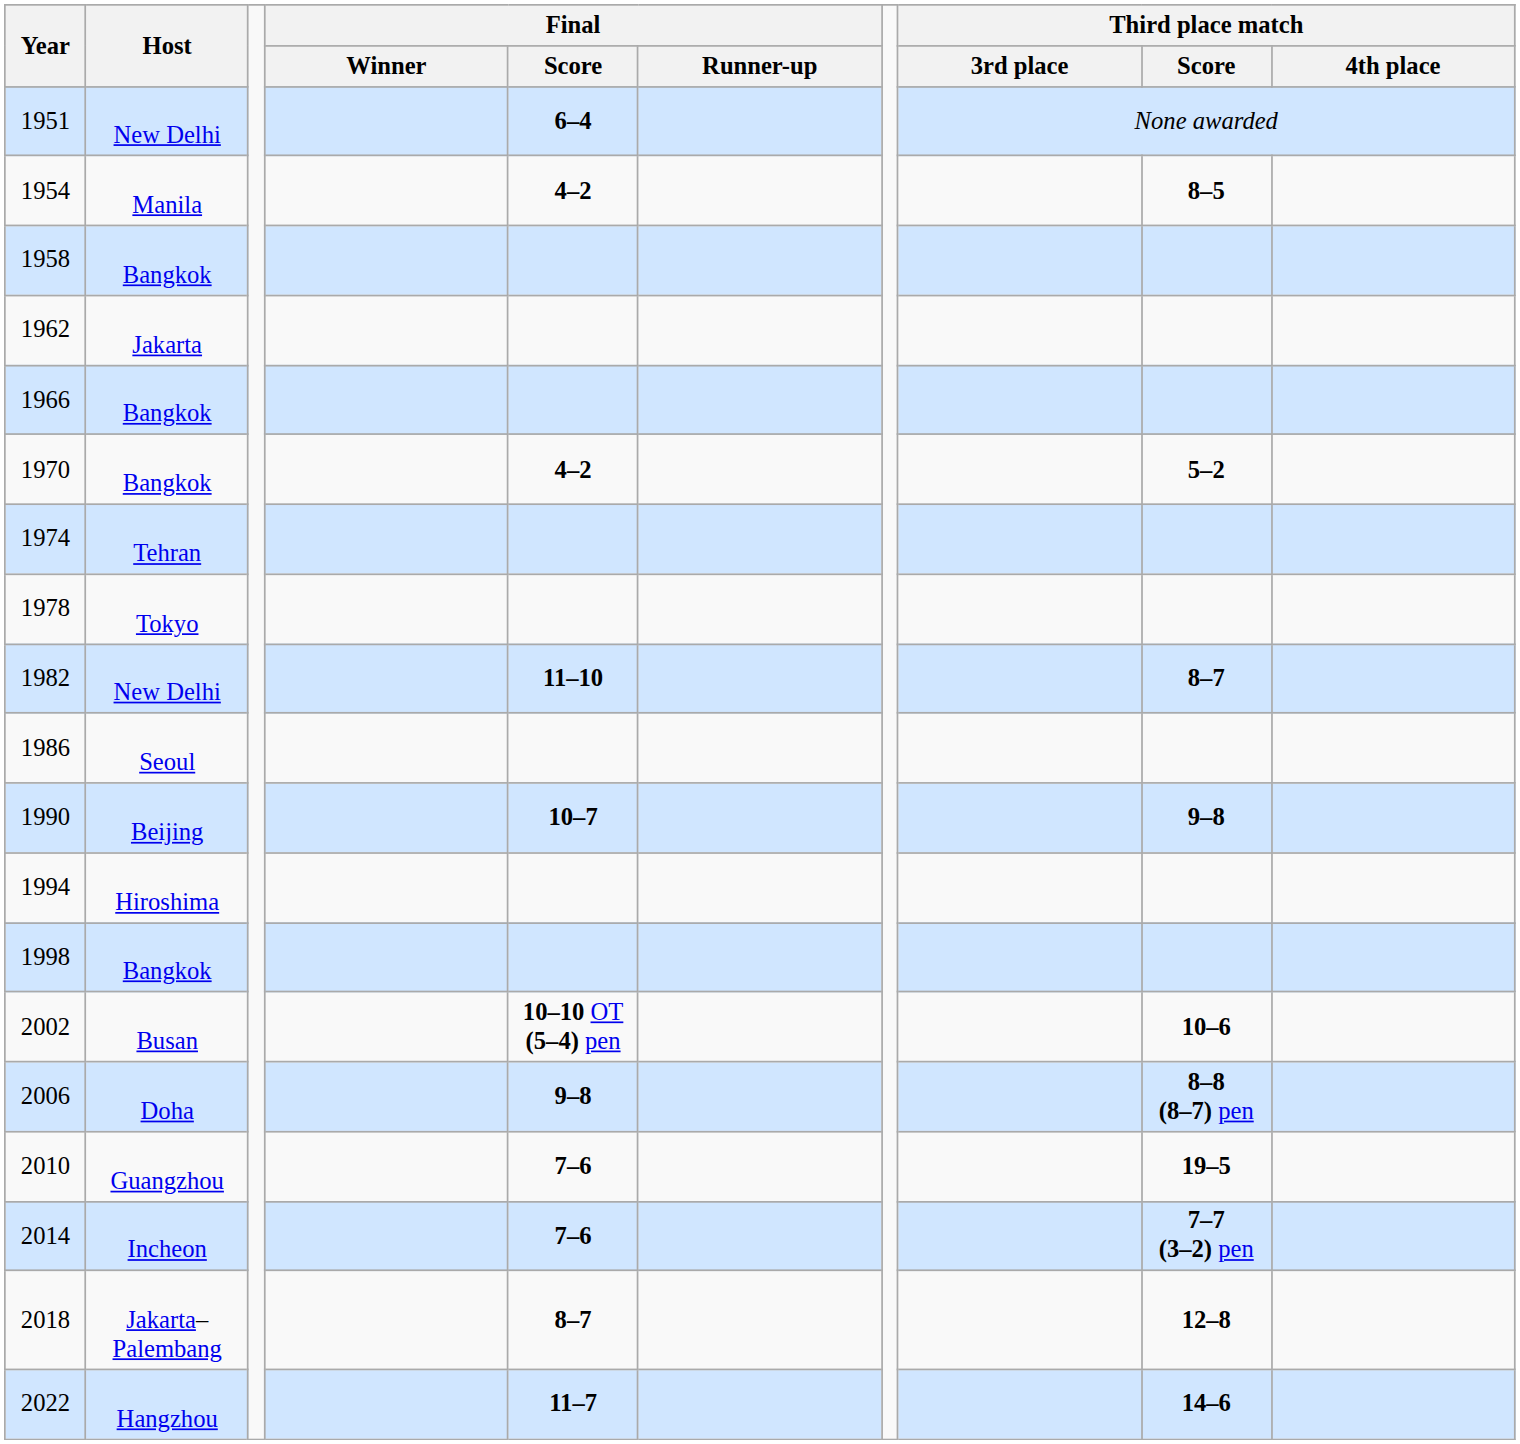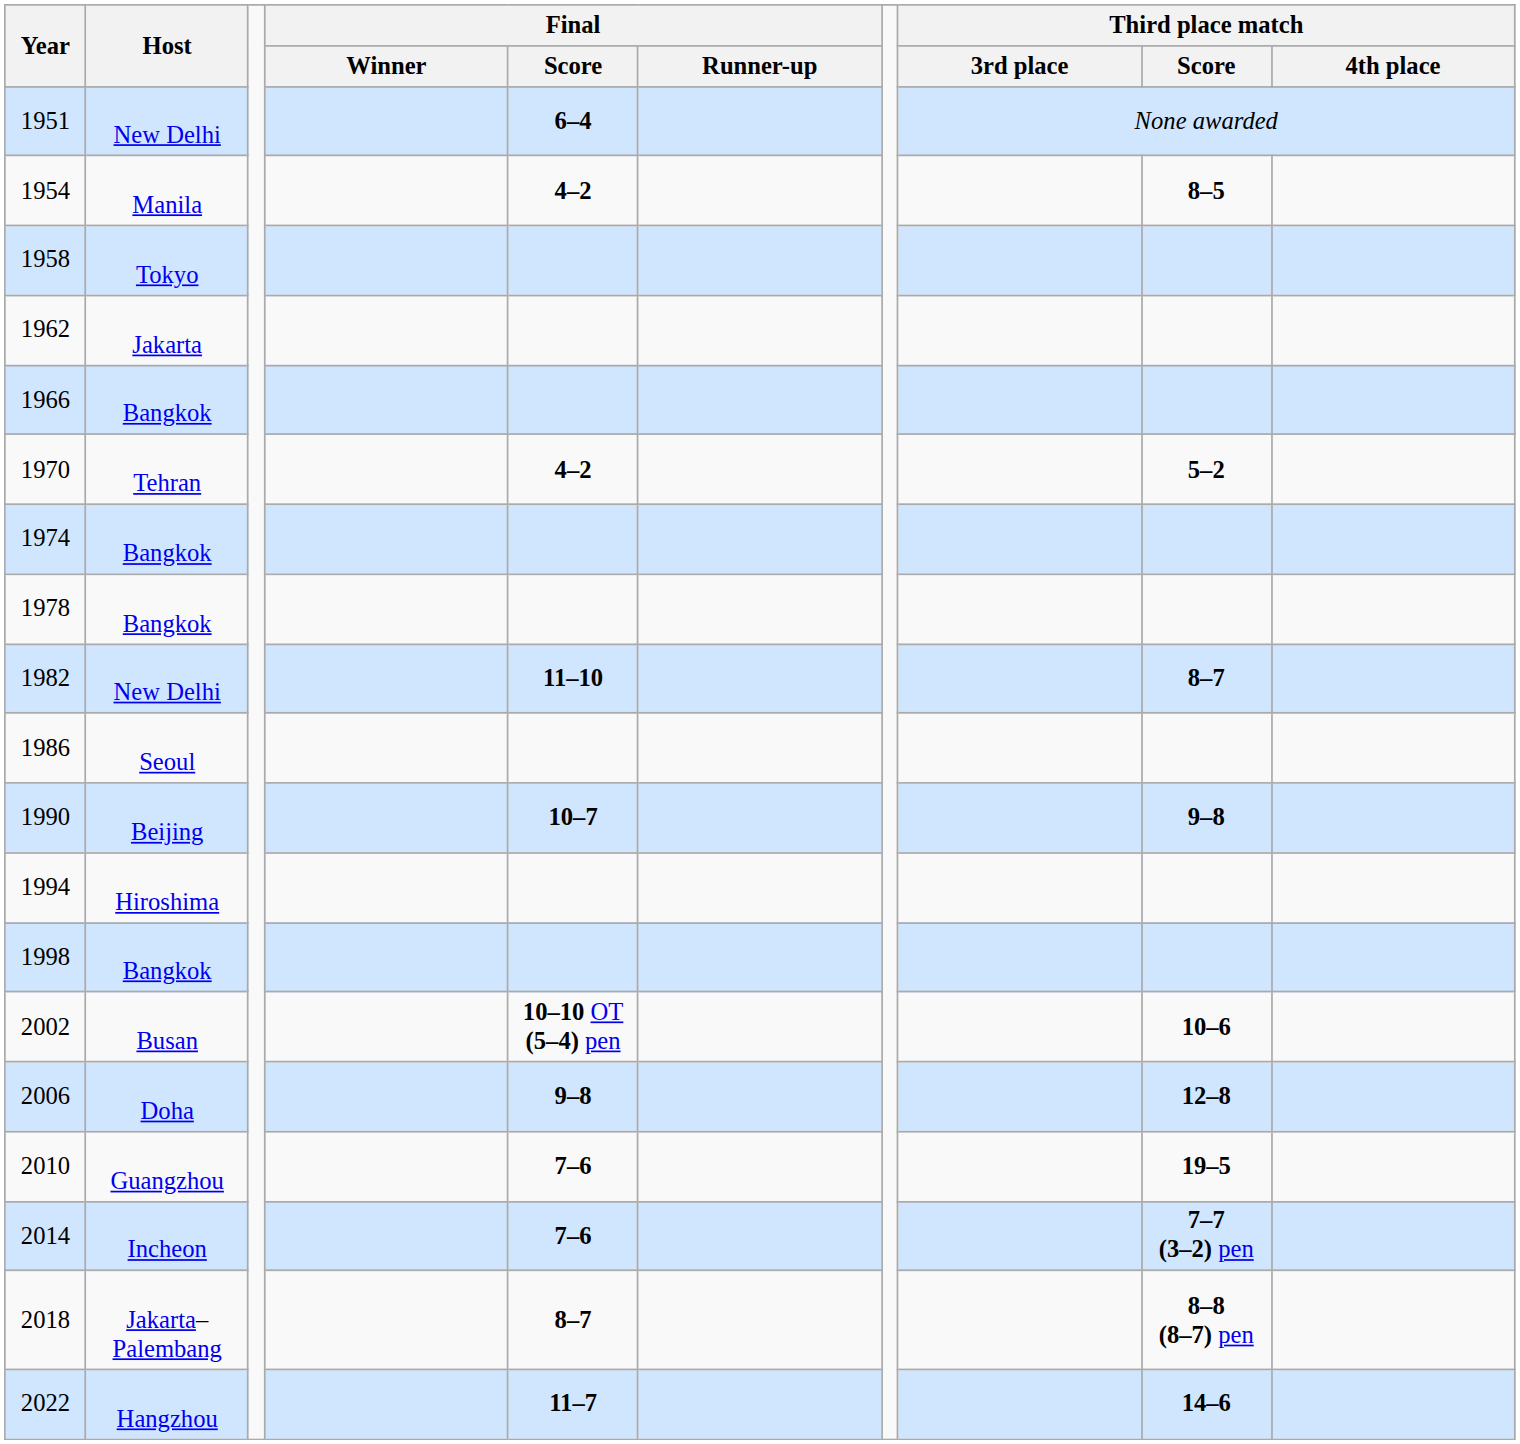(167, 274) Bangkok -> (167, 274) Tokyo
(167, 483) Bangkok -> (167, 483) Tehran
(167, 553) Tehran -> (167, 553) Bangkok
(167, 623) Tokyo -> (167, 623) Bangkok
(1206, 1096) 8–8 (8–7) pen -> (1206, 1096) 12–8
(1206, 1320) 12–8 -> (1206, 1320) 8–8 (8–7) pen
